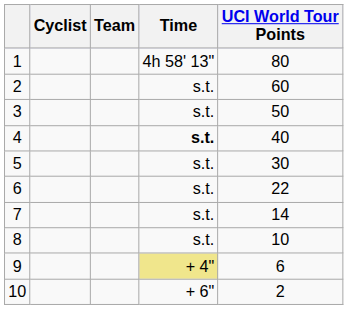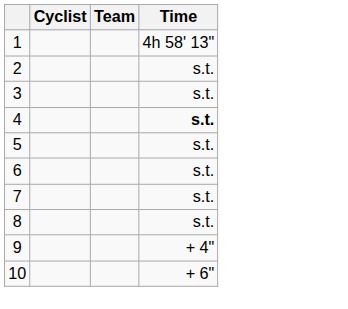- column: (280, 26)
(200, 266) khaki background -> (200, 247) no background
